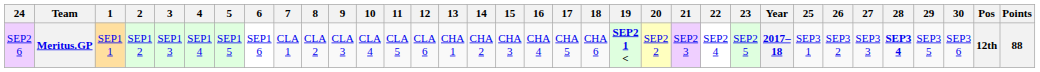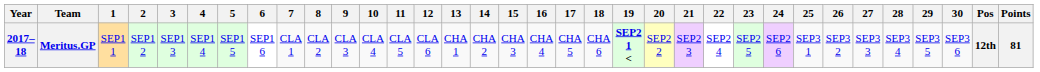columns swapped: (777, 14) <-> (19, 14)
(898, 45) bold -> (898, 45) normal
(1017, 45) 88 -> (1016, 45) 81
